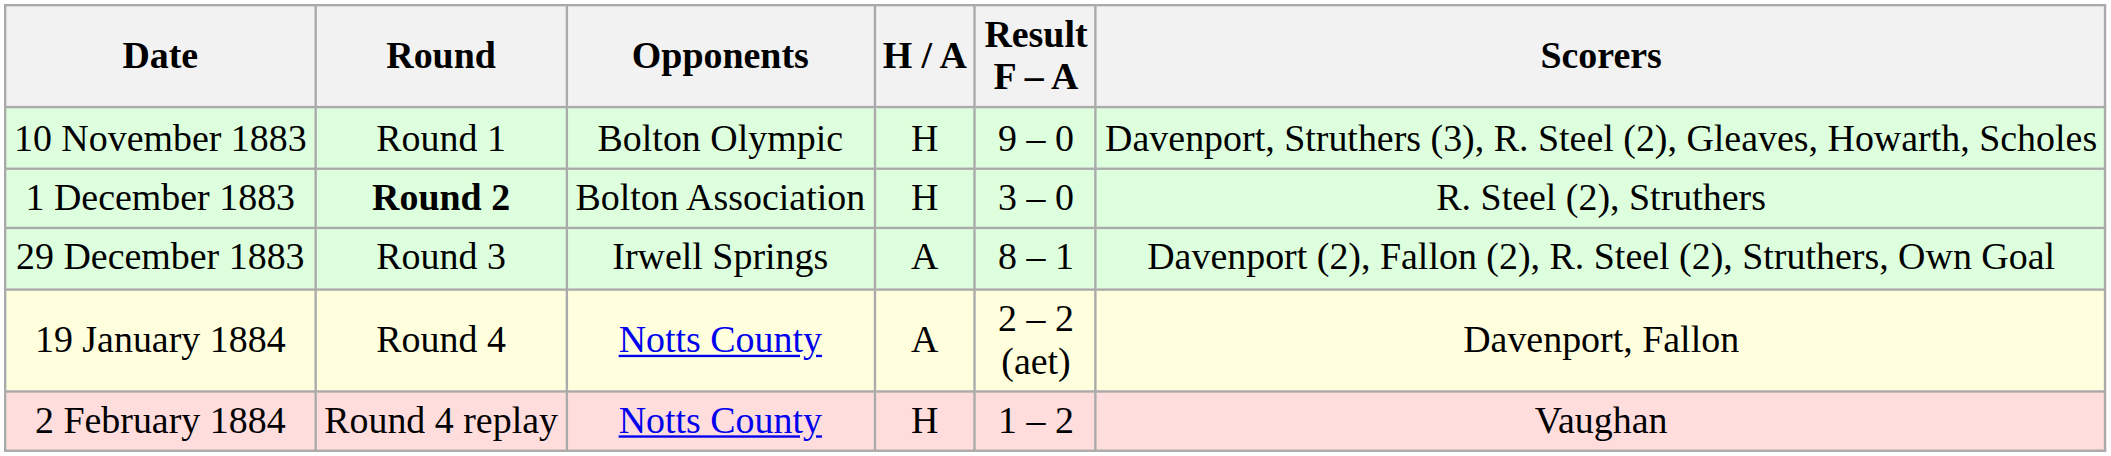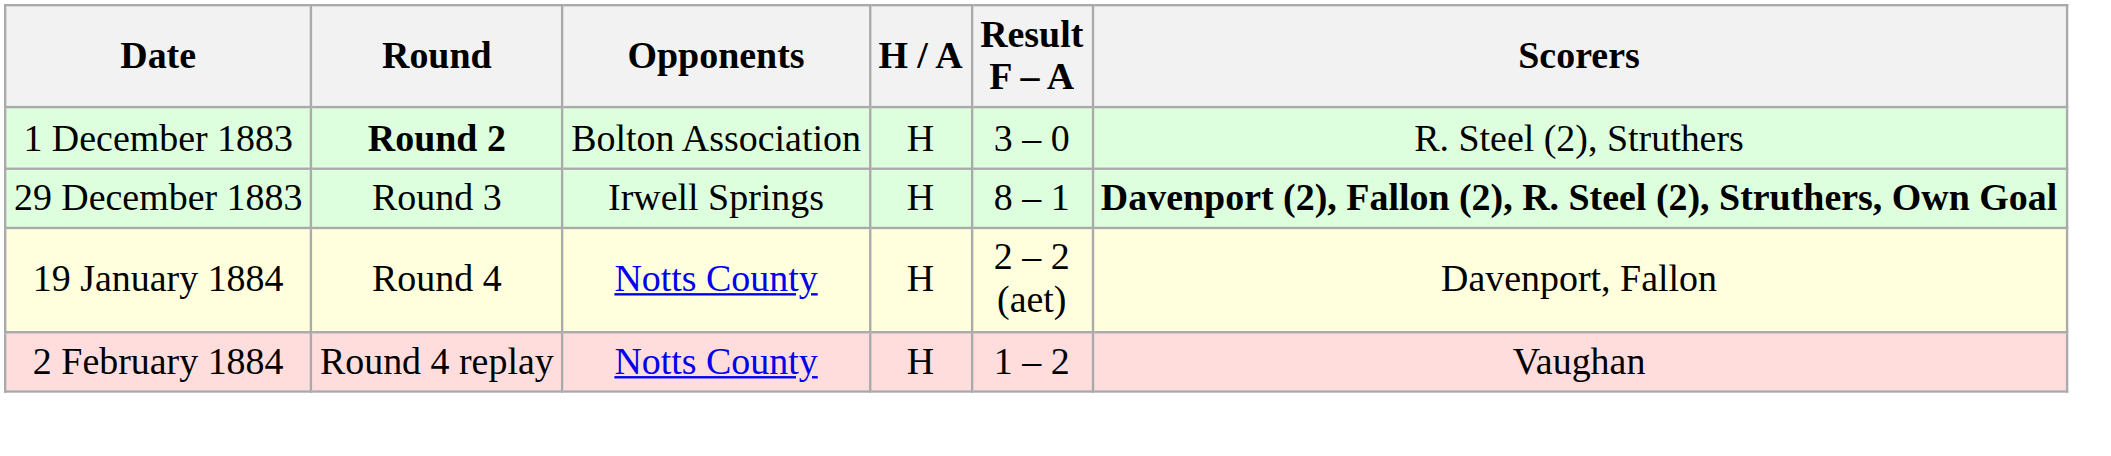- row: (160, 137)
(925, 257) A -> (921, 197) H
(1601, 257) normal -> (1579, 197) bold
(925, 339) A -> (921, 278) H
